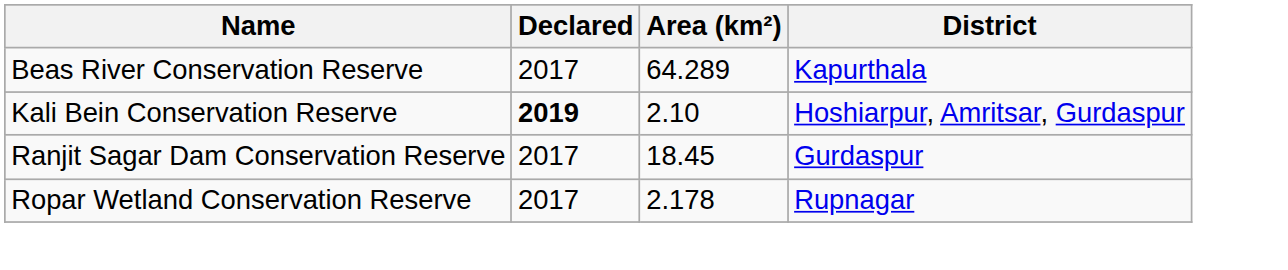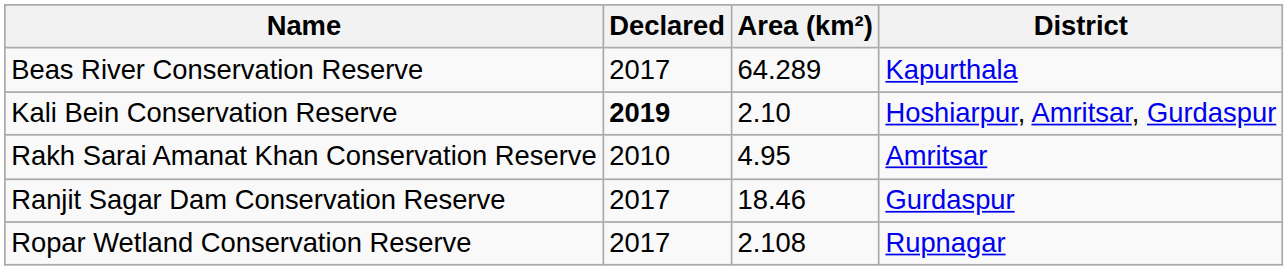+ row: (304, 156)
(680, 156) 18.45 -> (772, 199) 18.46
(680, 199) 2.178 -> (772, 243) 2.108
